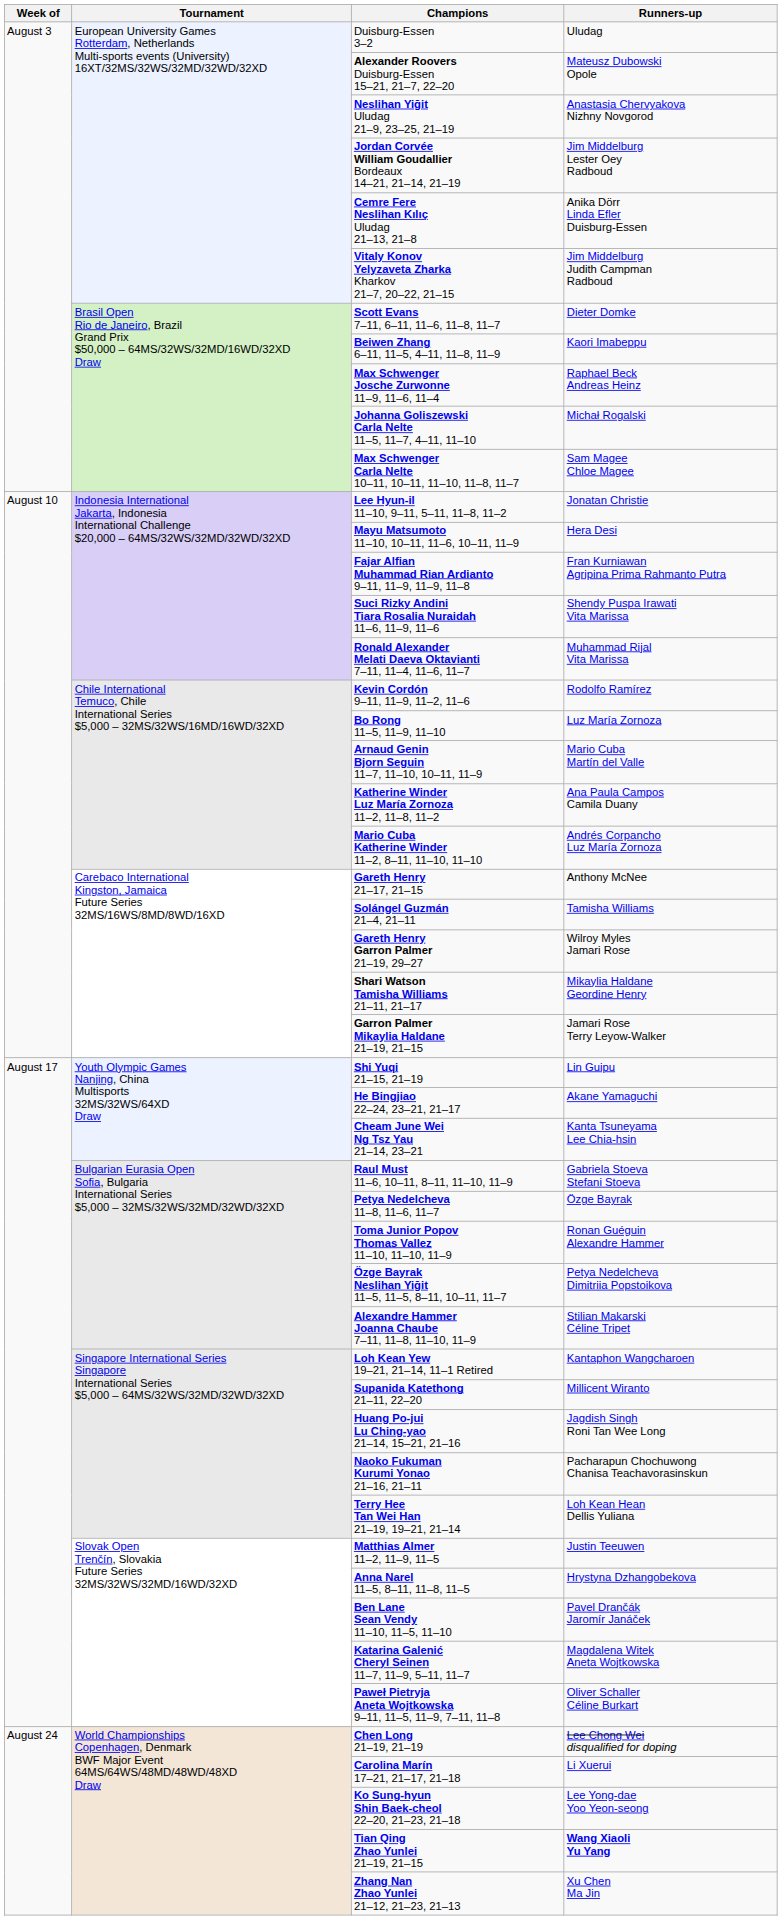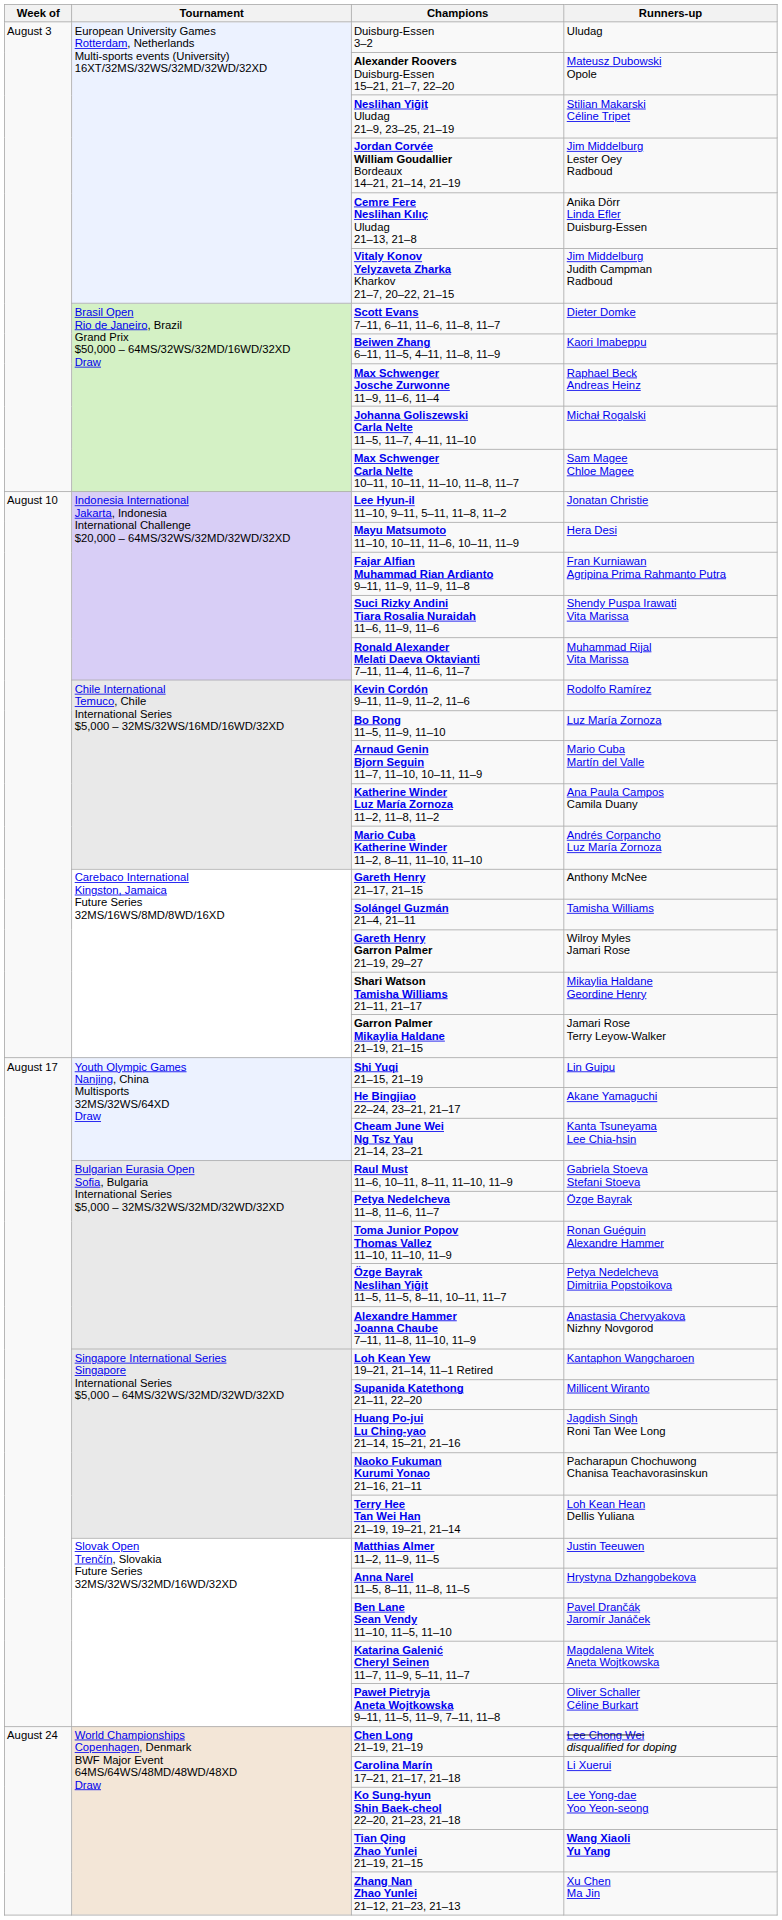(626, 110) Anastasia Chervyakova Nizhny Novgorod -> (606, 110) Stilian Makarski Céline Tripet
(606, 1321) Stilian Makarski Céline Tripet -> (626, 1321) Anastasia Chervyakova Nizhny Novgorod
